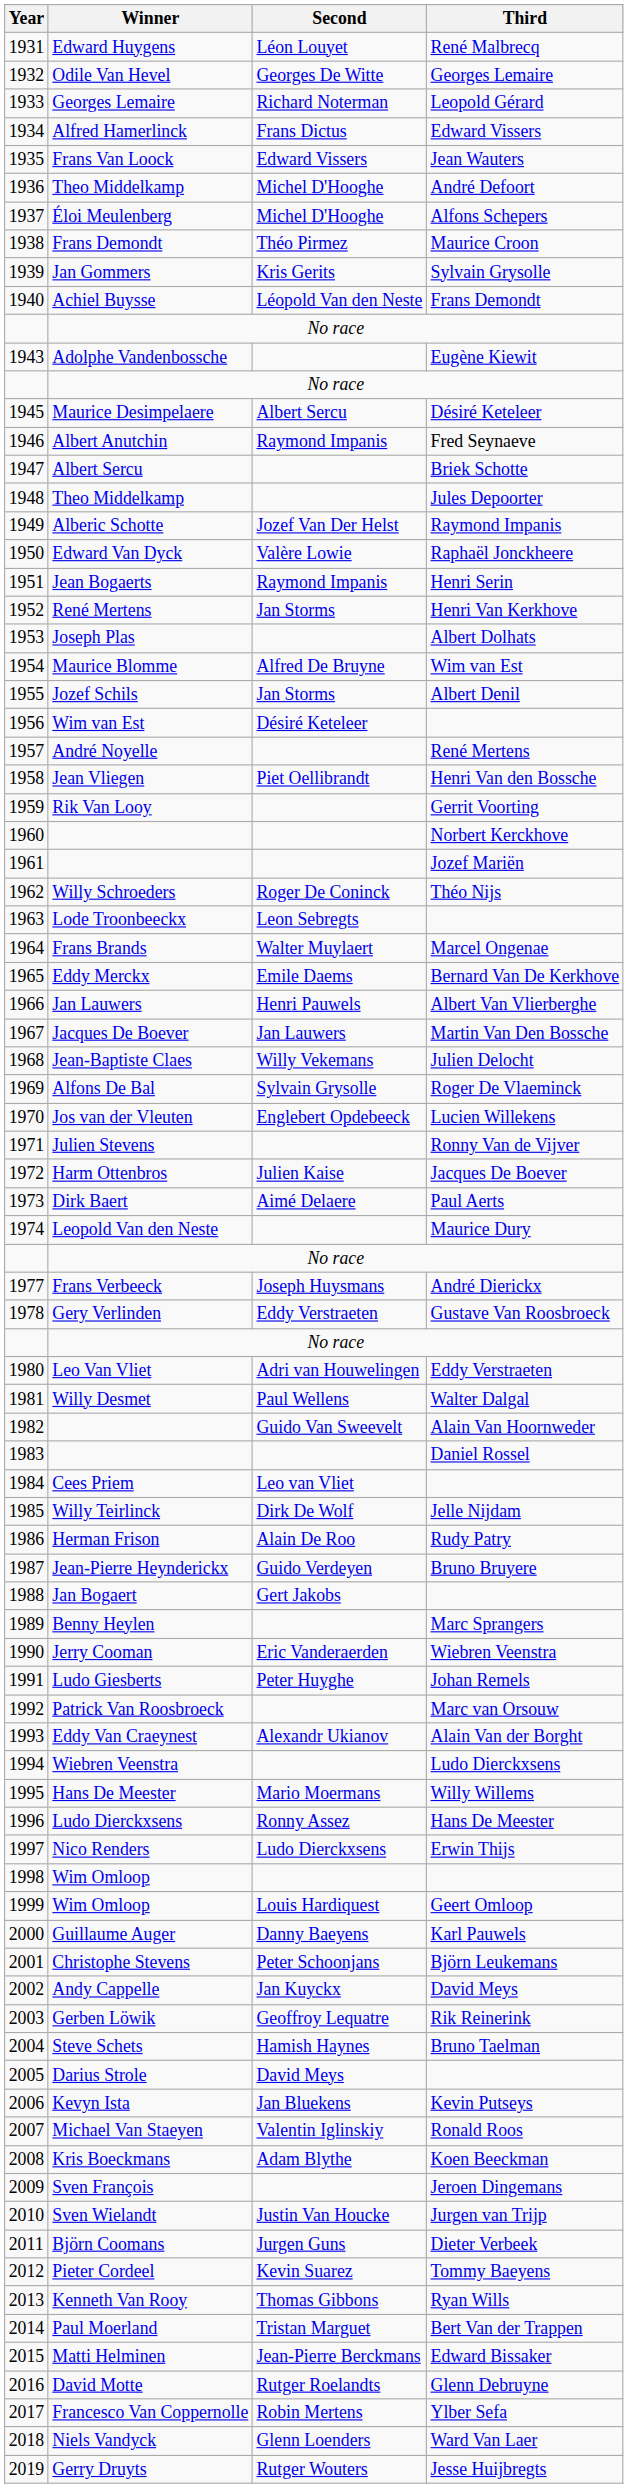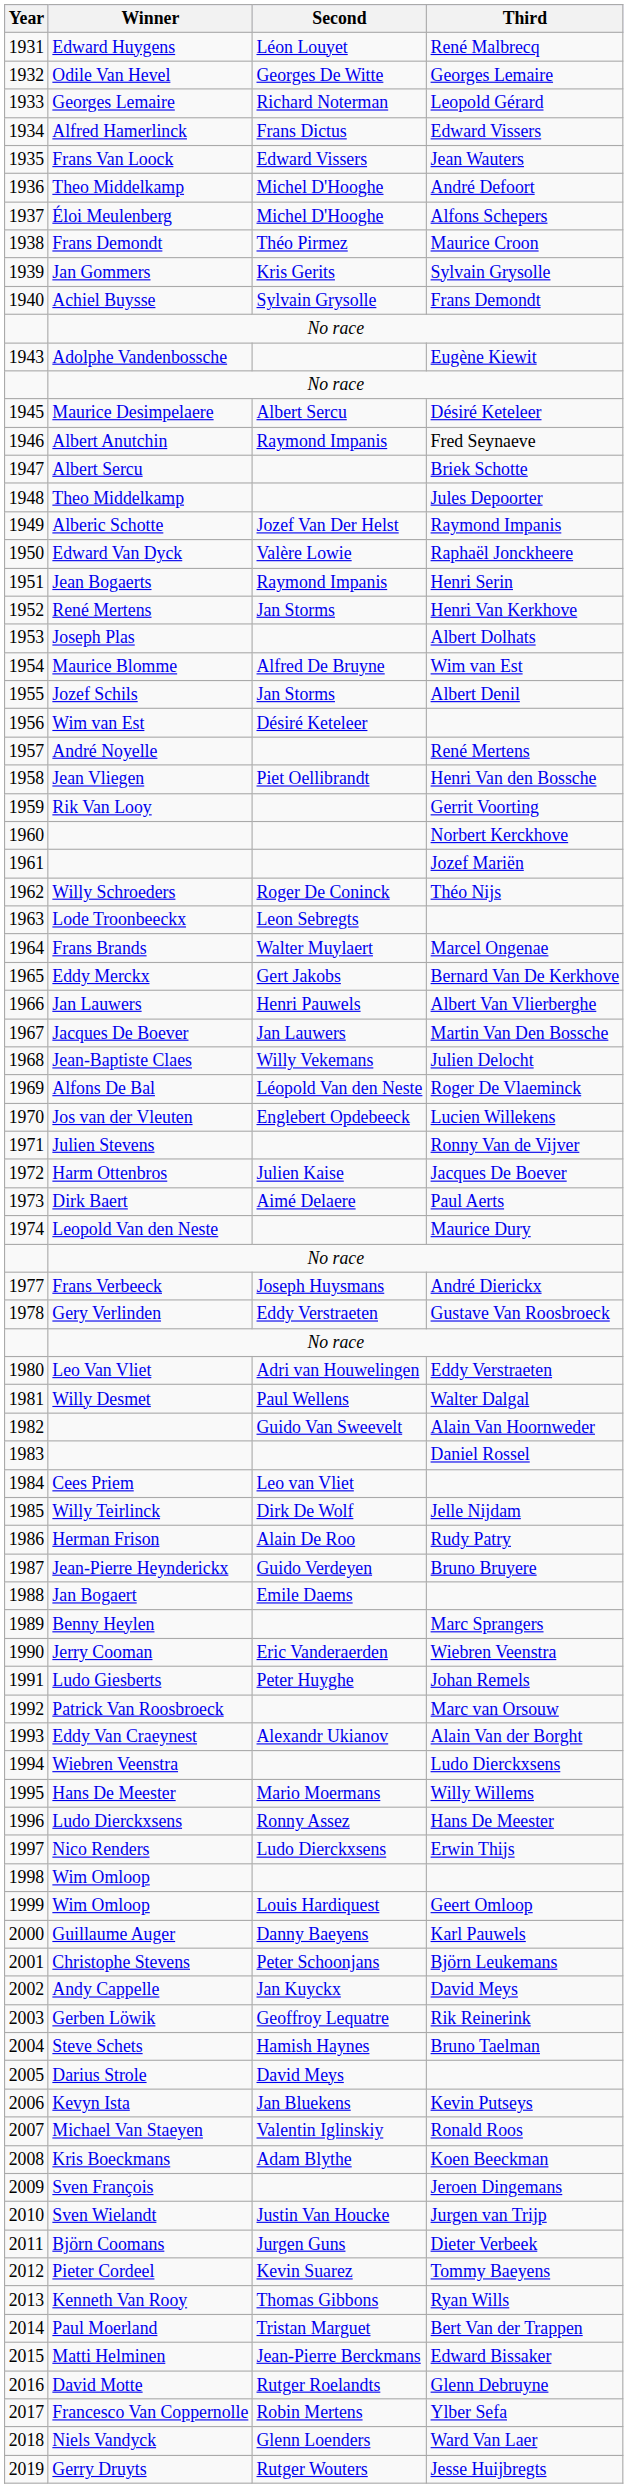(339, 300) Léopold Van den Neste -> (316, 300) Sylvain Grysolle
(305, 976) Emile Daems -> (299, 976) Gert Jakobs
(316, 1088) Sylvain Grysolle -> (339, 1088) Léopold Van den Neste
(299, 1595) Gert Jakobs -> (305, 1595) Emile Daems
